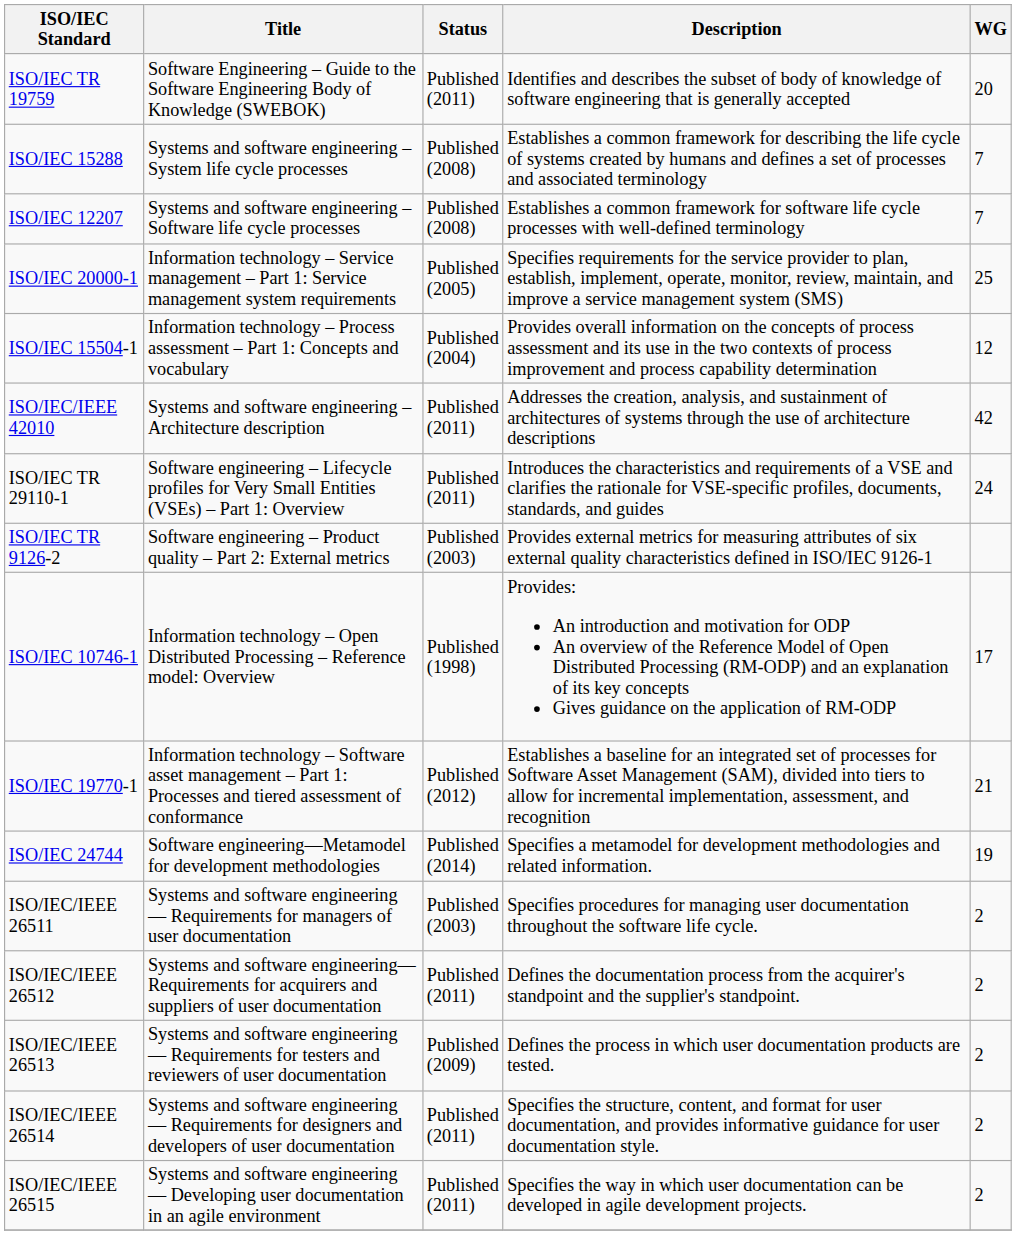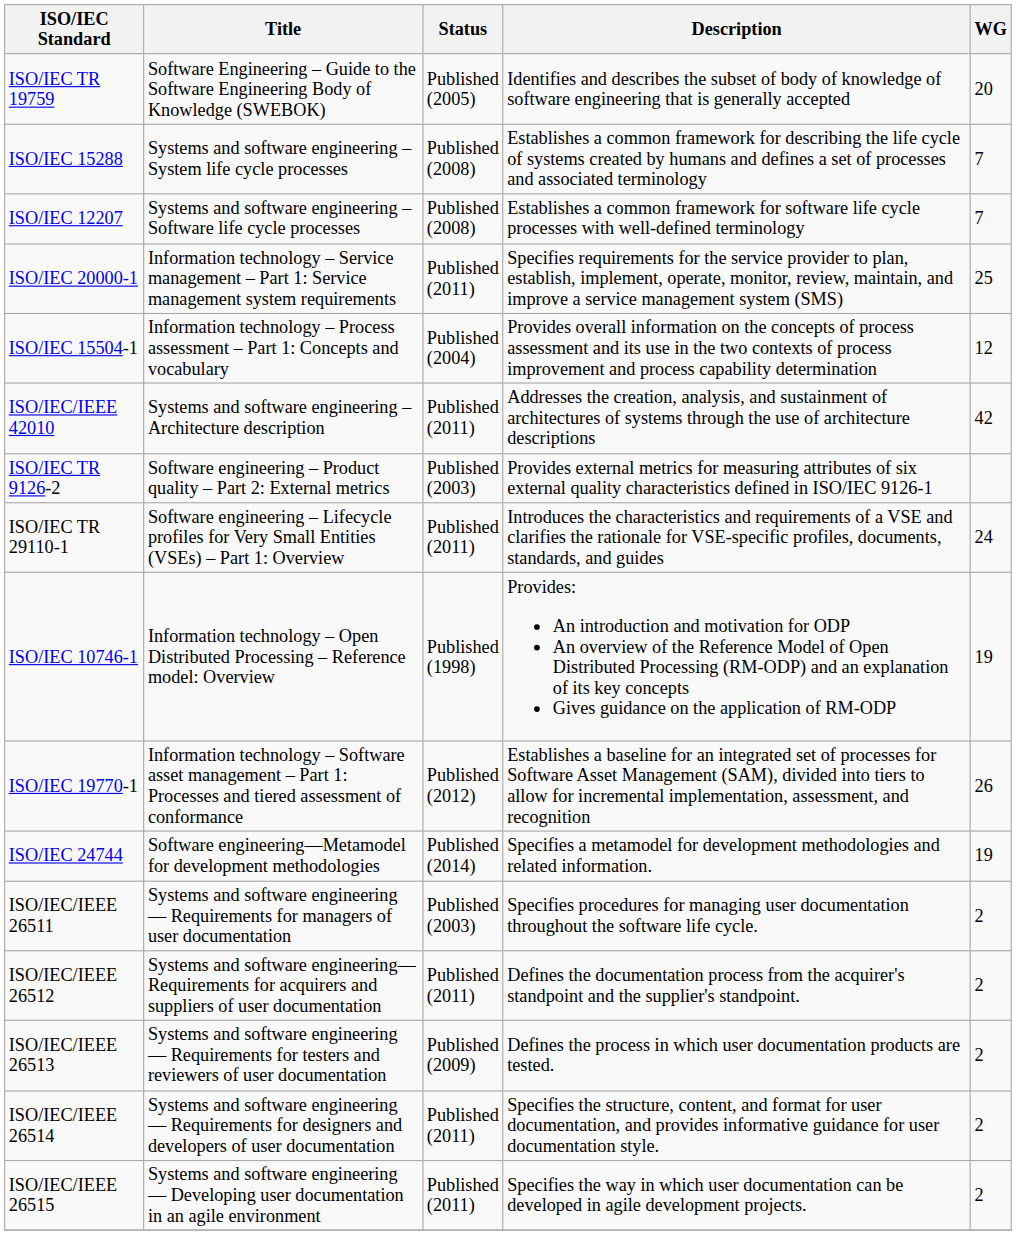(463, 88) Published (2011) -> (463, 88) Published (2005)
(463, 278) Published (2005) -> (463, 278) Published (2011)
rows swapped: (54, 488) <-> (54, 547)
(984, 656) 17 -> (984, 656) 19
(984, 785) 21 -> (984, 785) 26
